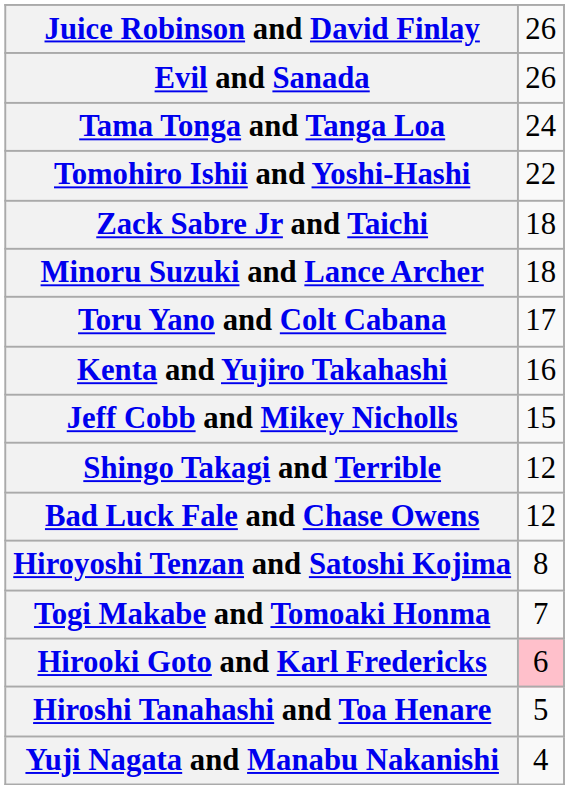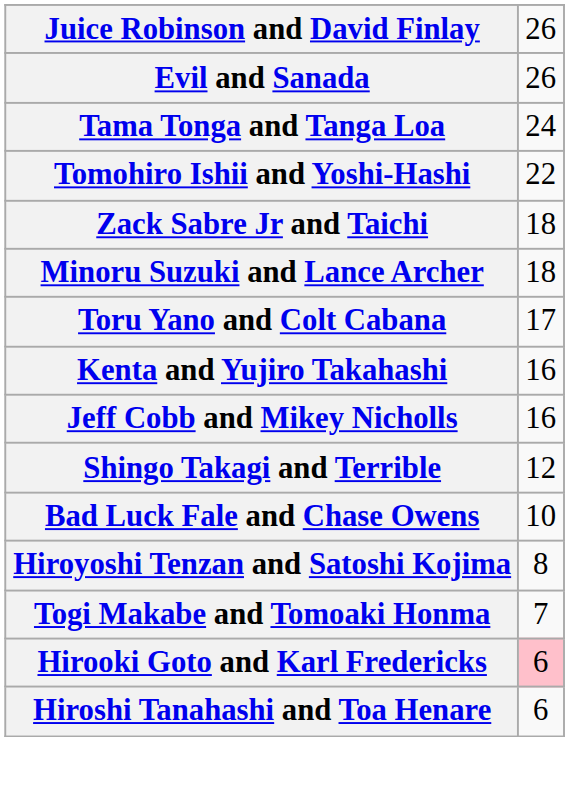(541, 418) 15 -> (541, 418) 16
(541, 516) 12 -> (541, 516) 10
(541, 710) 5 -> (541, 710) 6
- row: (262, 759)
